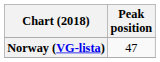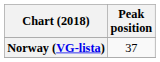(131, 47) 47 -> (131, 47) 37
